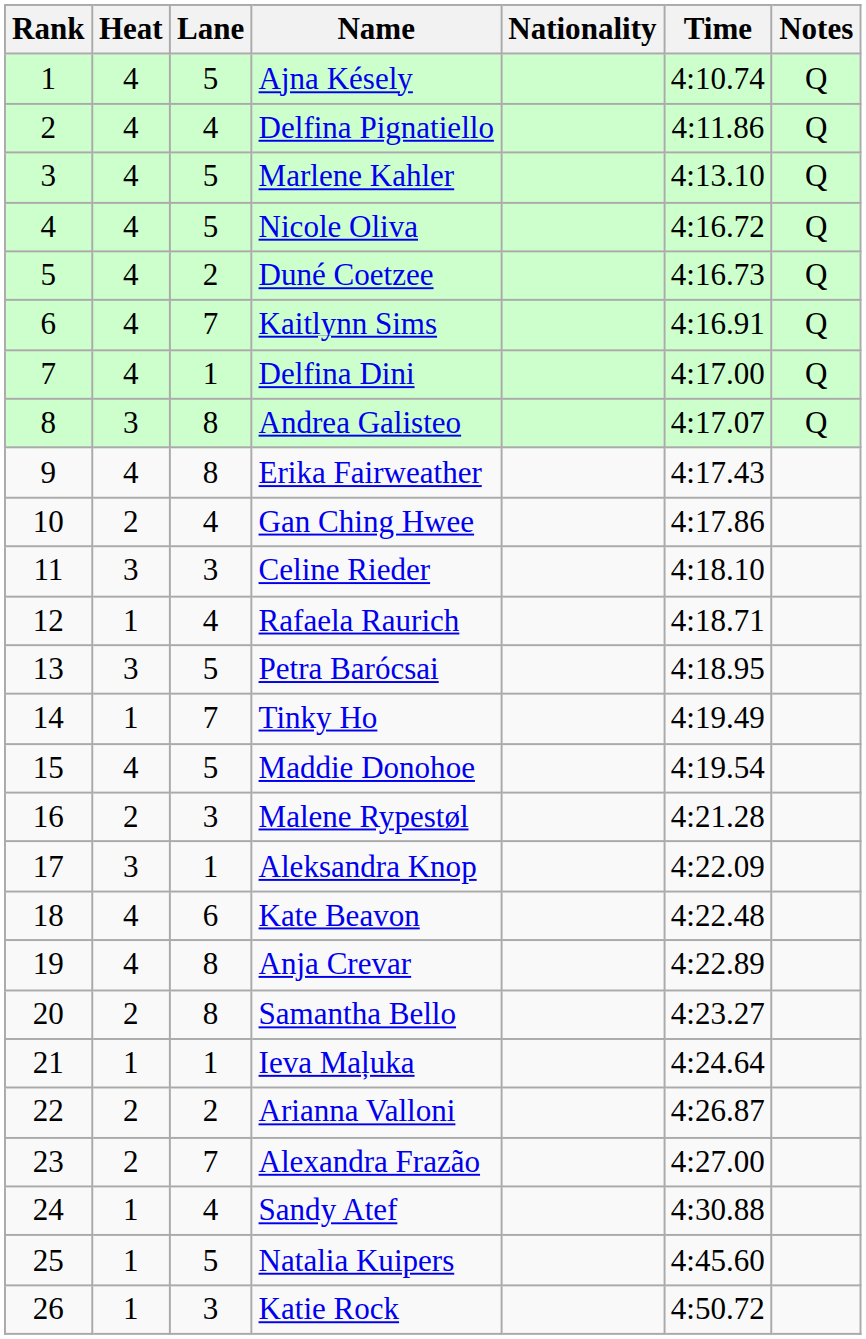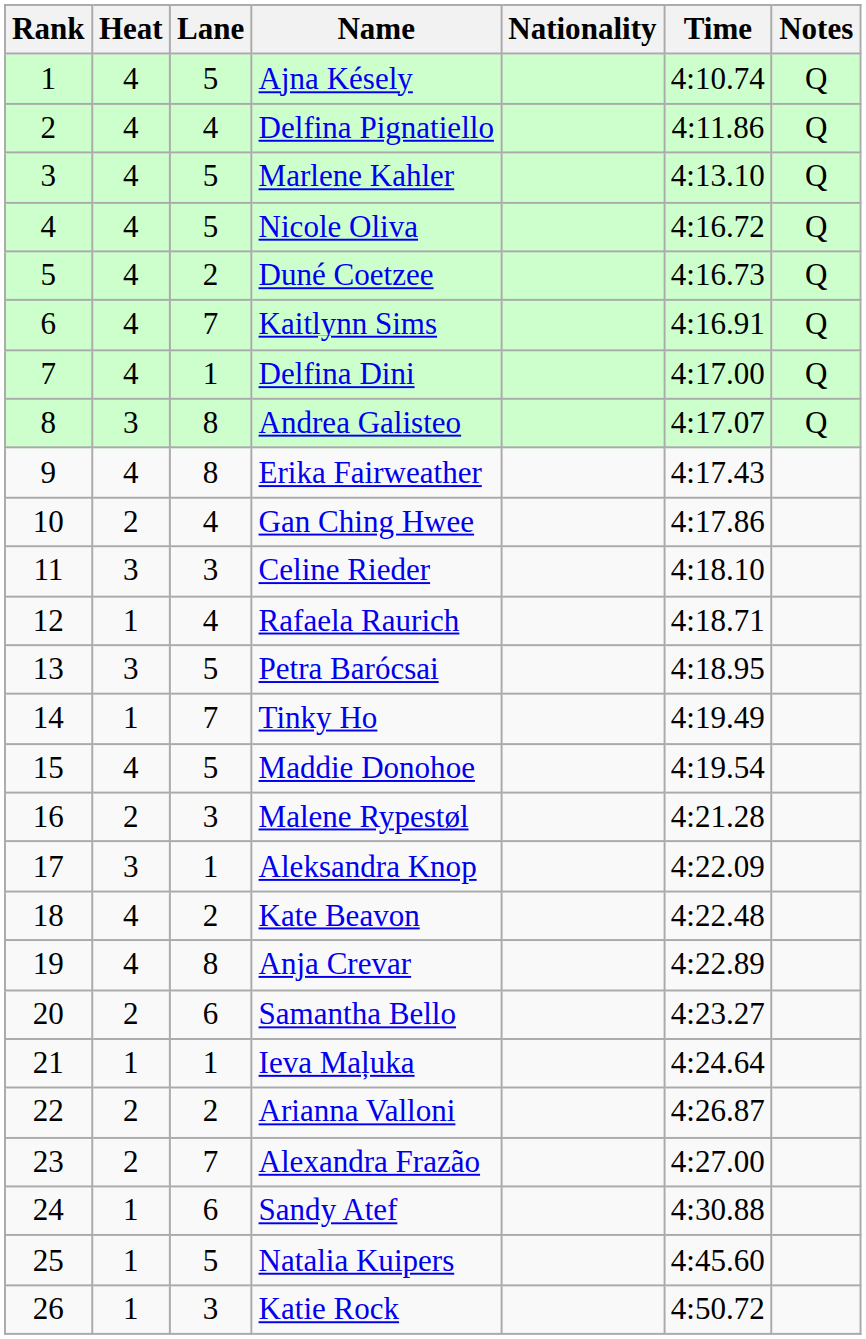(211, 915) 6 -> (211, 915) 2
(211, 1013) 8 -> (211, 1013) 6
(211, 1210) 4 -> (211, 1210) 6
